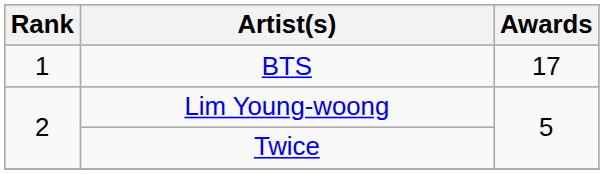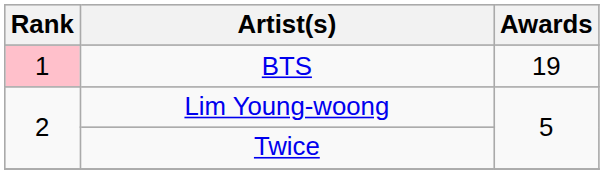(42, 65) no background -> (42, 65) pink background
(546, 65) 17 -> (546, 65) 19
